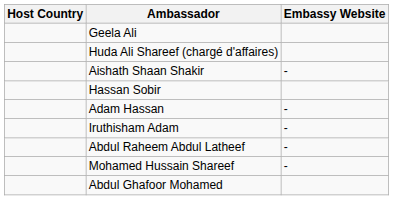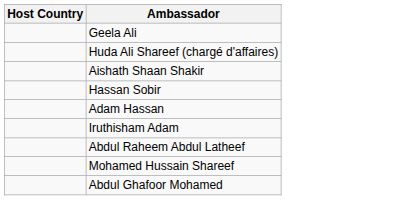- column: (335, 14)
